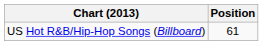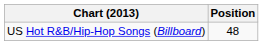(233, 31) 61 -> (233, 31) 48
